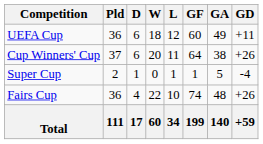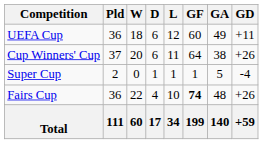columns swapped: (155, 14) <-> (136, 14)
(195, 94) normal -> (195, 94) bold
